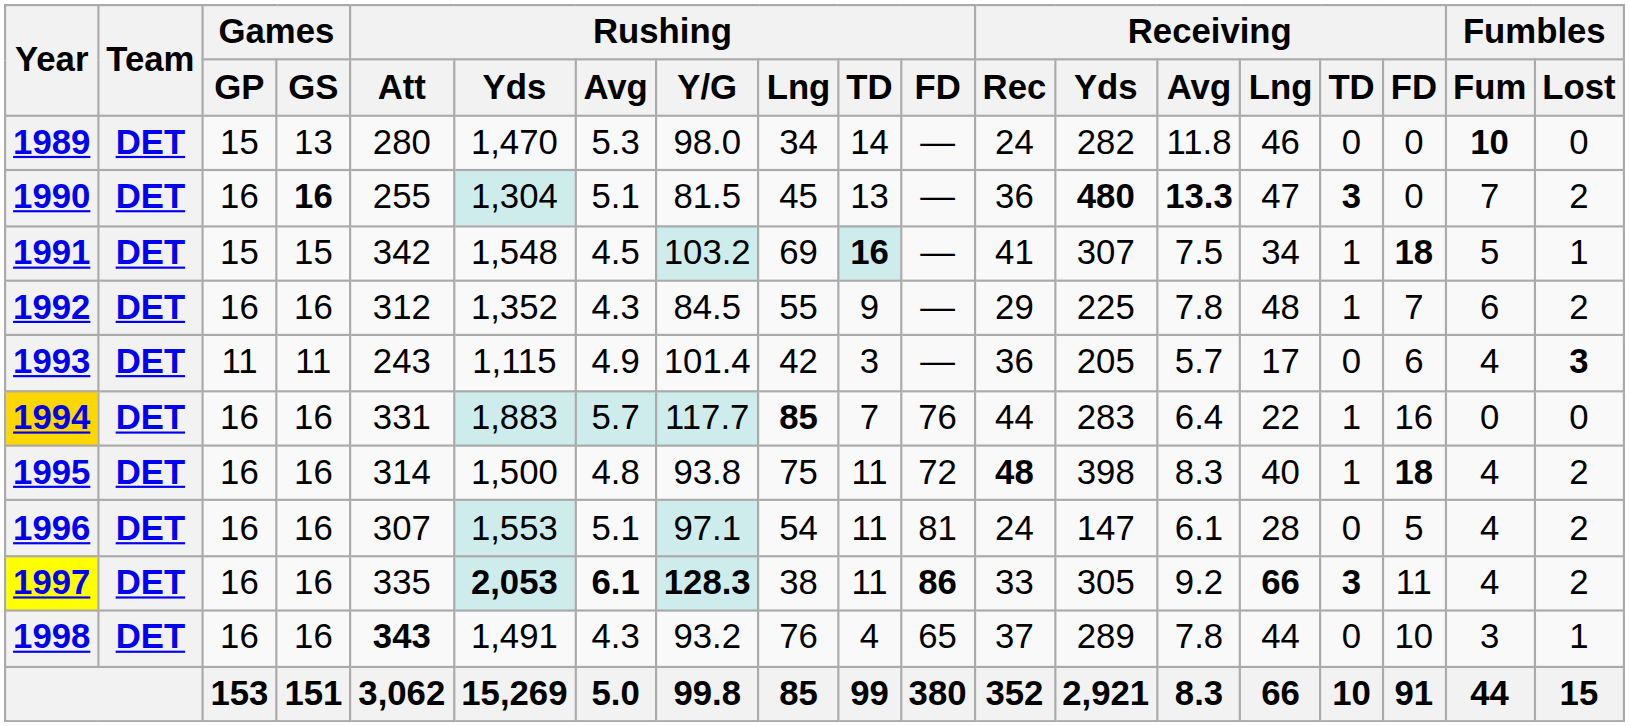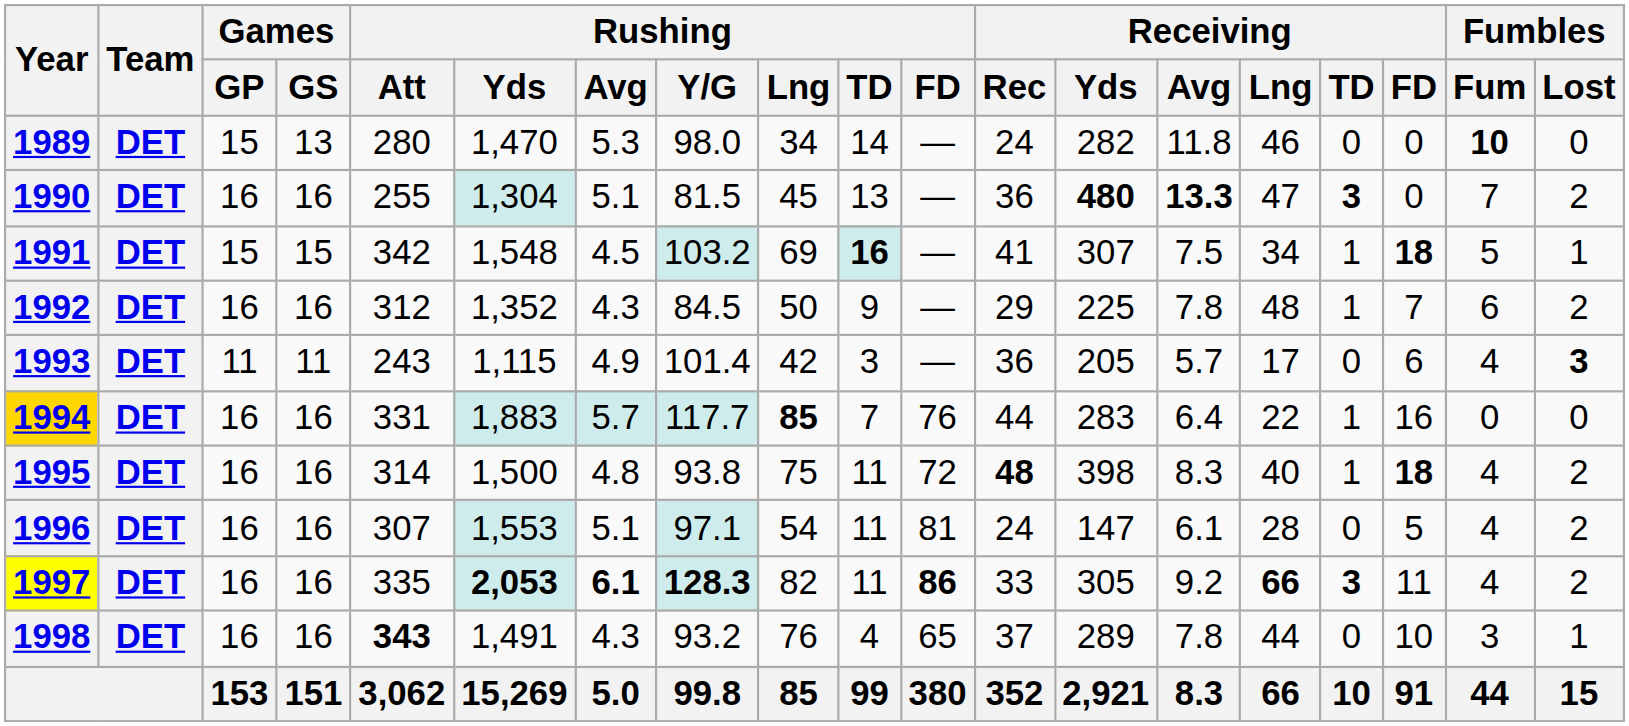(313, 197) bold -> (313, 197) normal
(799, 307) 55 -> (799, 307) 50
(799, 582) 38 -> (799, 582) 82
